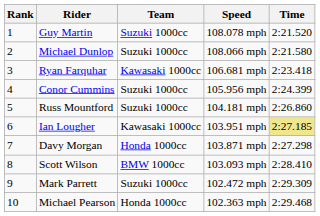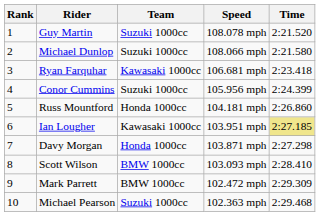(154, 108) Suzuki 1000cc -> (154, 108) Honda 1000cc
(154, 183) Suzuki 1000cc -> (152, 183) BMW 1000cc
(154, 202) Honda 1000cc -> (154, 202) Suzuki 1000cc
